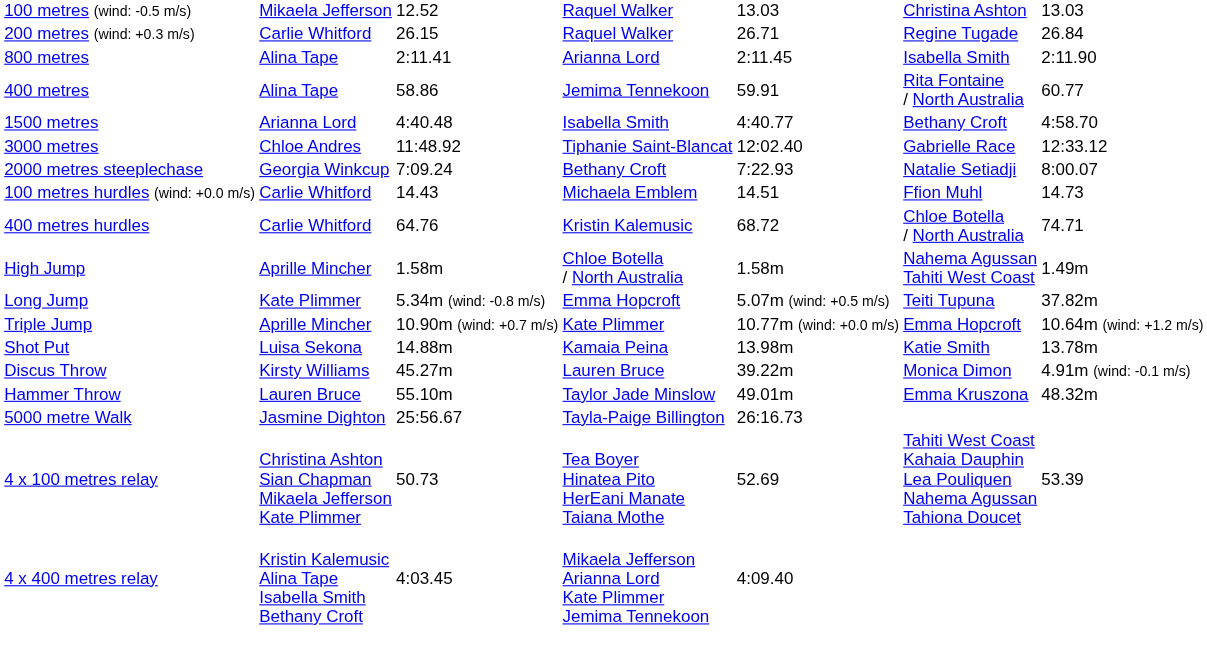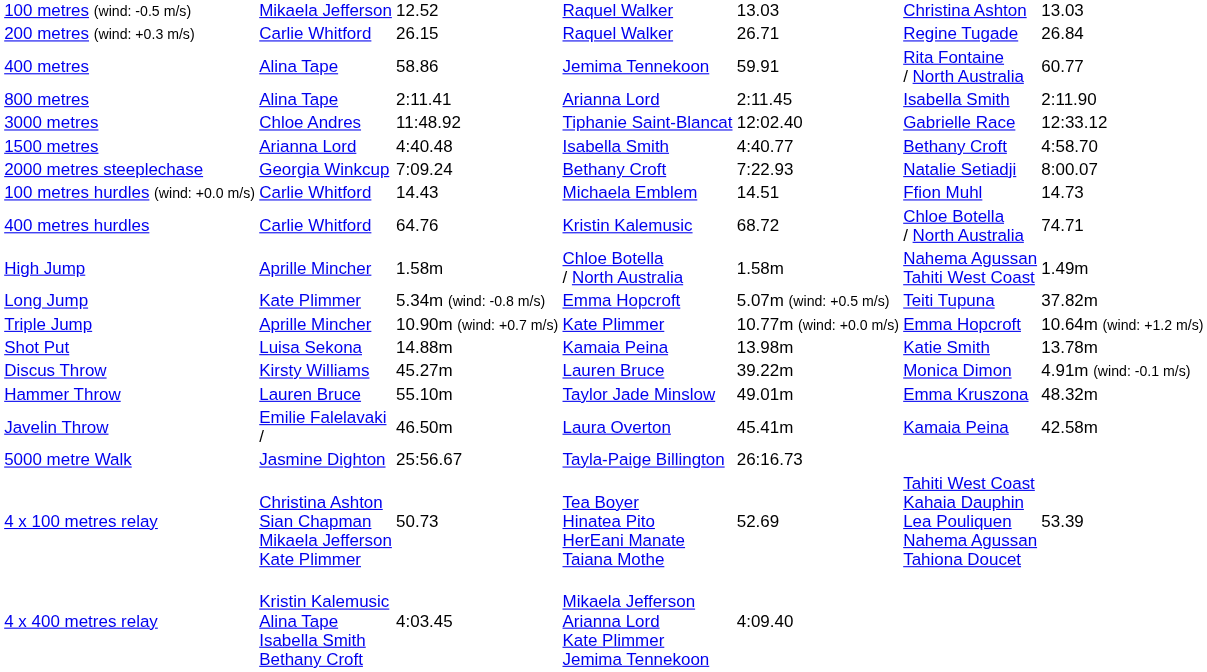rows swapped: (47, 90) <-> (47, 57)
rows swapped: (51, 123) <-> (51, 146)
+ row: (56, 427)
